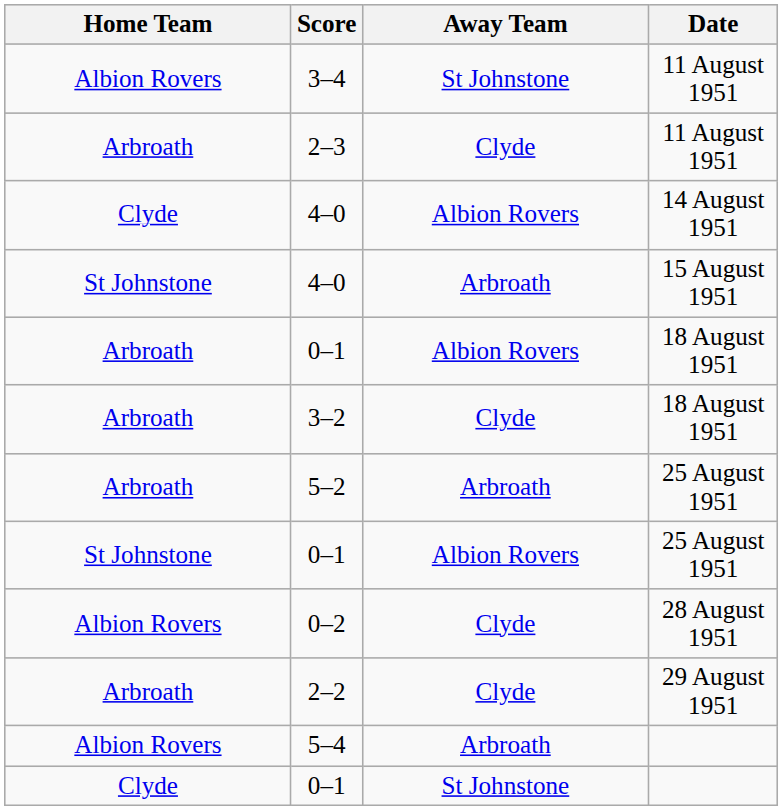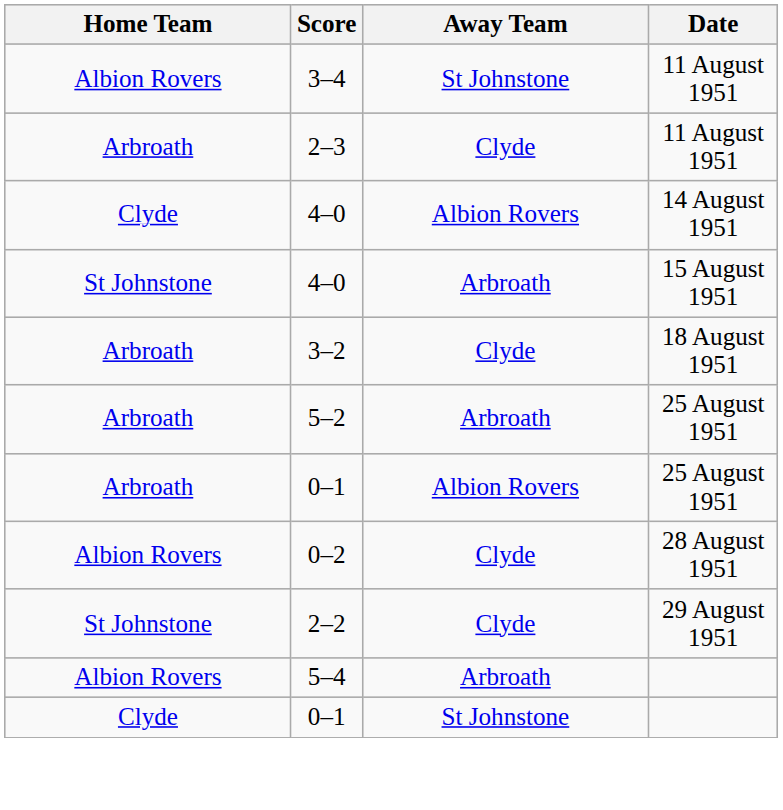- row: (327, 350)
(148, 555) St Johnstone -> (148, 486) Arbroath
(148, 691) Arbroath -> (148, 623) St Johnstone
